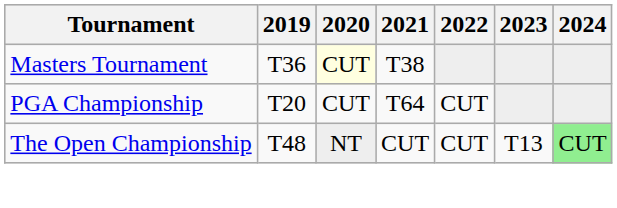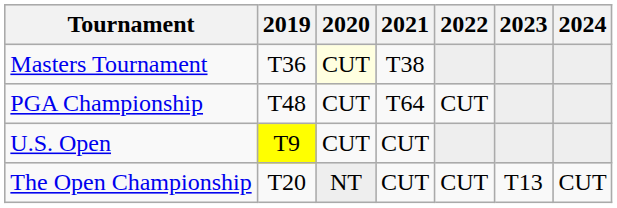(287, 103) T20 -> (287, 103) T48
+ row: (61, 143)
(287, 143) T48 -> (287, 182) T20
(583, 143) lightgreen background -> (583, 182) no background
